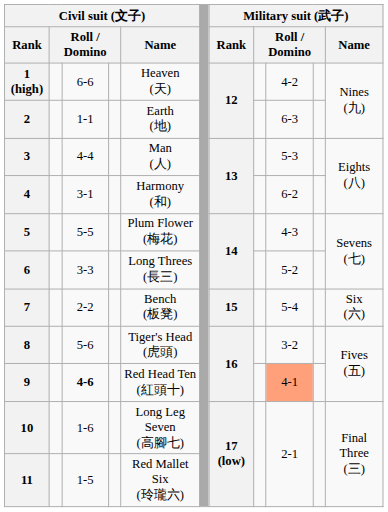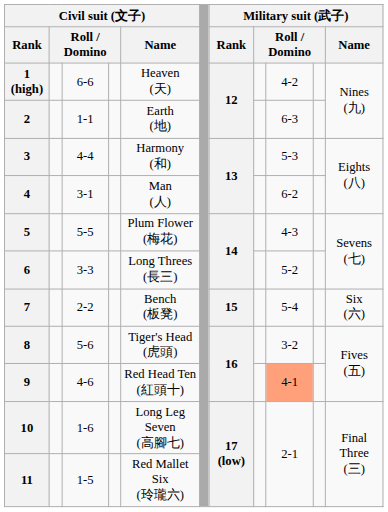(160, 156) Man (人) -> (160, 156) Harmony (和)
(160, 193) Harmony (和) -> (160, 193) Man (人)
(85, 382) bold -> (85, 382) normal
